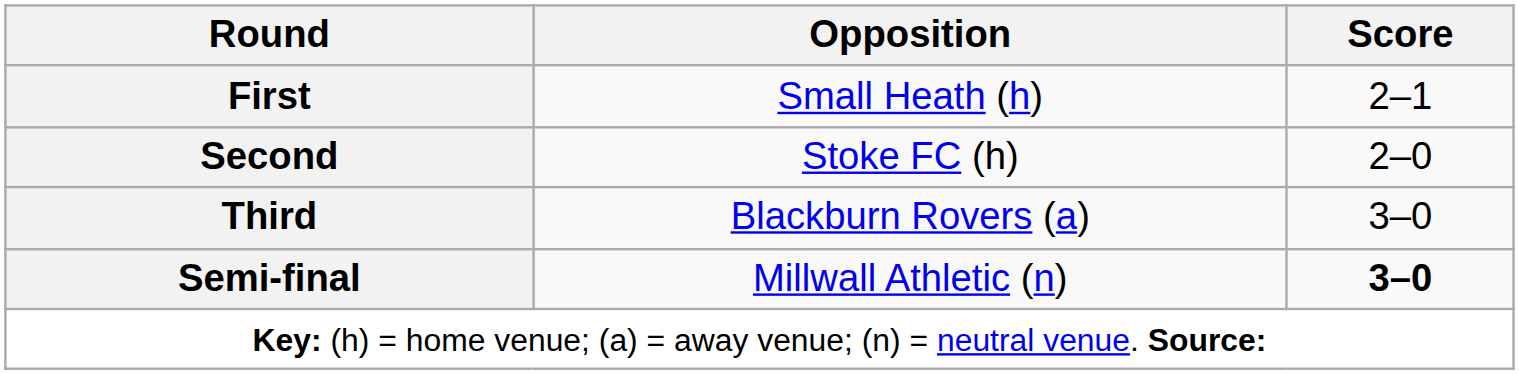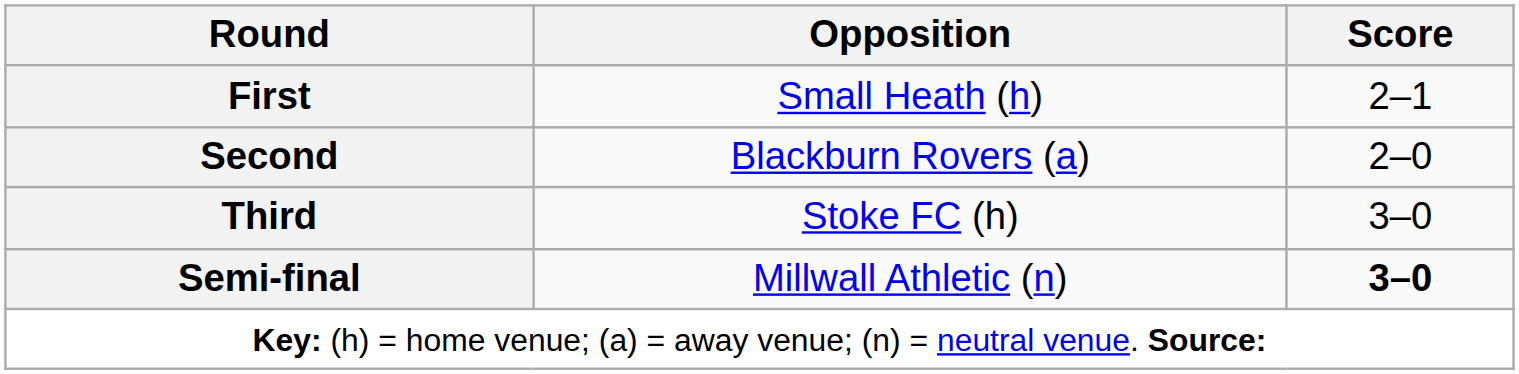(910, 156) Stoke FC (h) -> (910, 156) Blackburn Rovers (a)
(910, 217) Blackburn Rovers (a) -> (910, 217) Stoke FC (h)
